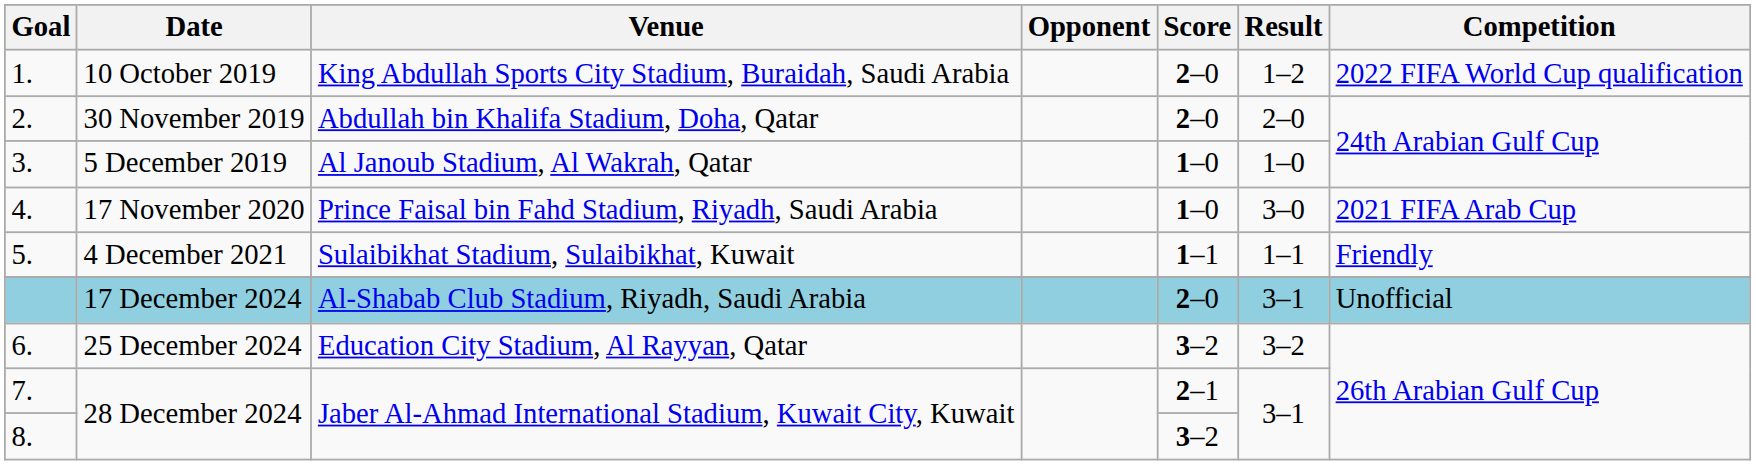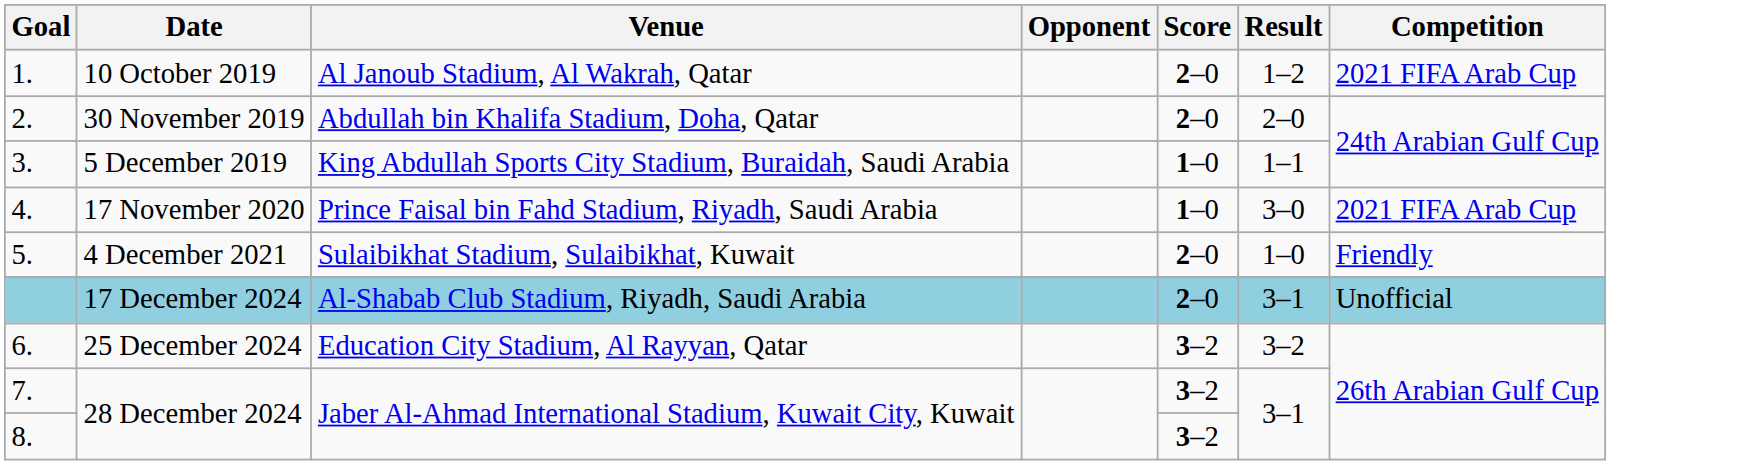(664, 72) King Abdullah Sports City Stadium, Buraidah, Saudi Arabia -> (535, 72) Al Janoub Stadium, Al Wakrah, Qatar
(1539, 72) 2022 FIFA World Cup qualification -> (1456, 72) 2021 FIFA Arab Cup
(535, 163) Al Janoub Stadium, Al Wakrah, Qatar -> (664, 163) King Abdullah Sports City Stadium, Buraidah, Saudi Arabia
(1283, 163) 1–0 -> (1283, 163) 1–1
(1197, 254) 1–1 -> (1197, 254) 2–0
(1283, 254) 1–1 -> (1283, 254) 1–0
(1197, 390) 2–1 -> (1197, 390) 3–2
